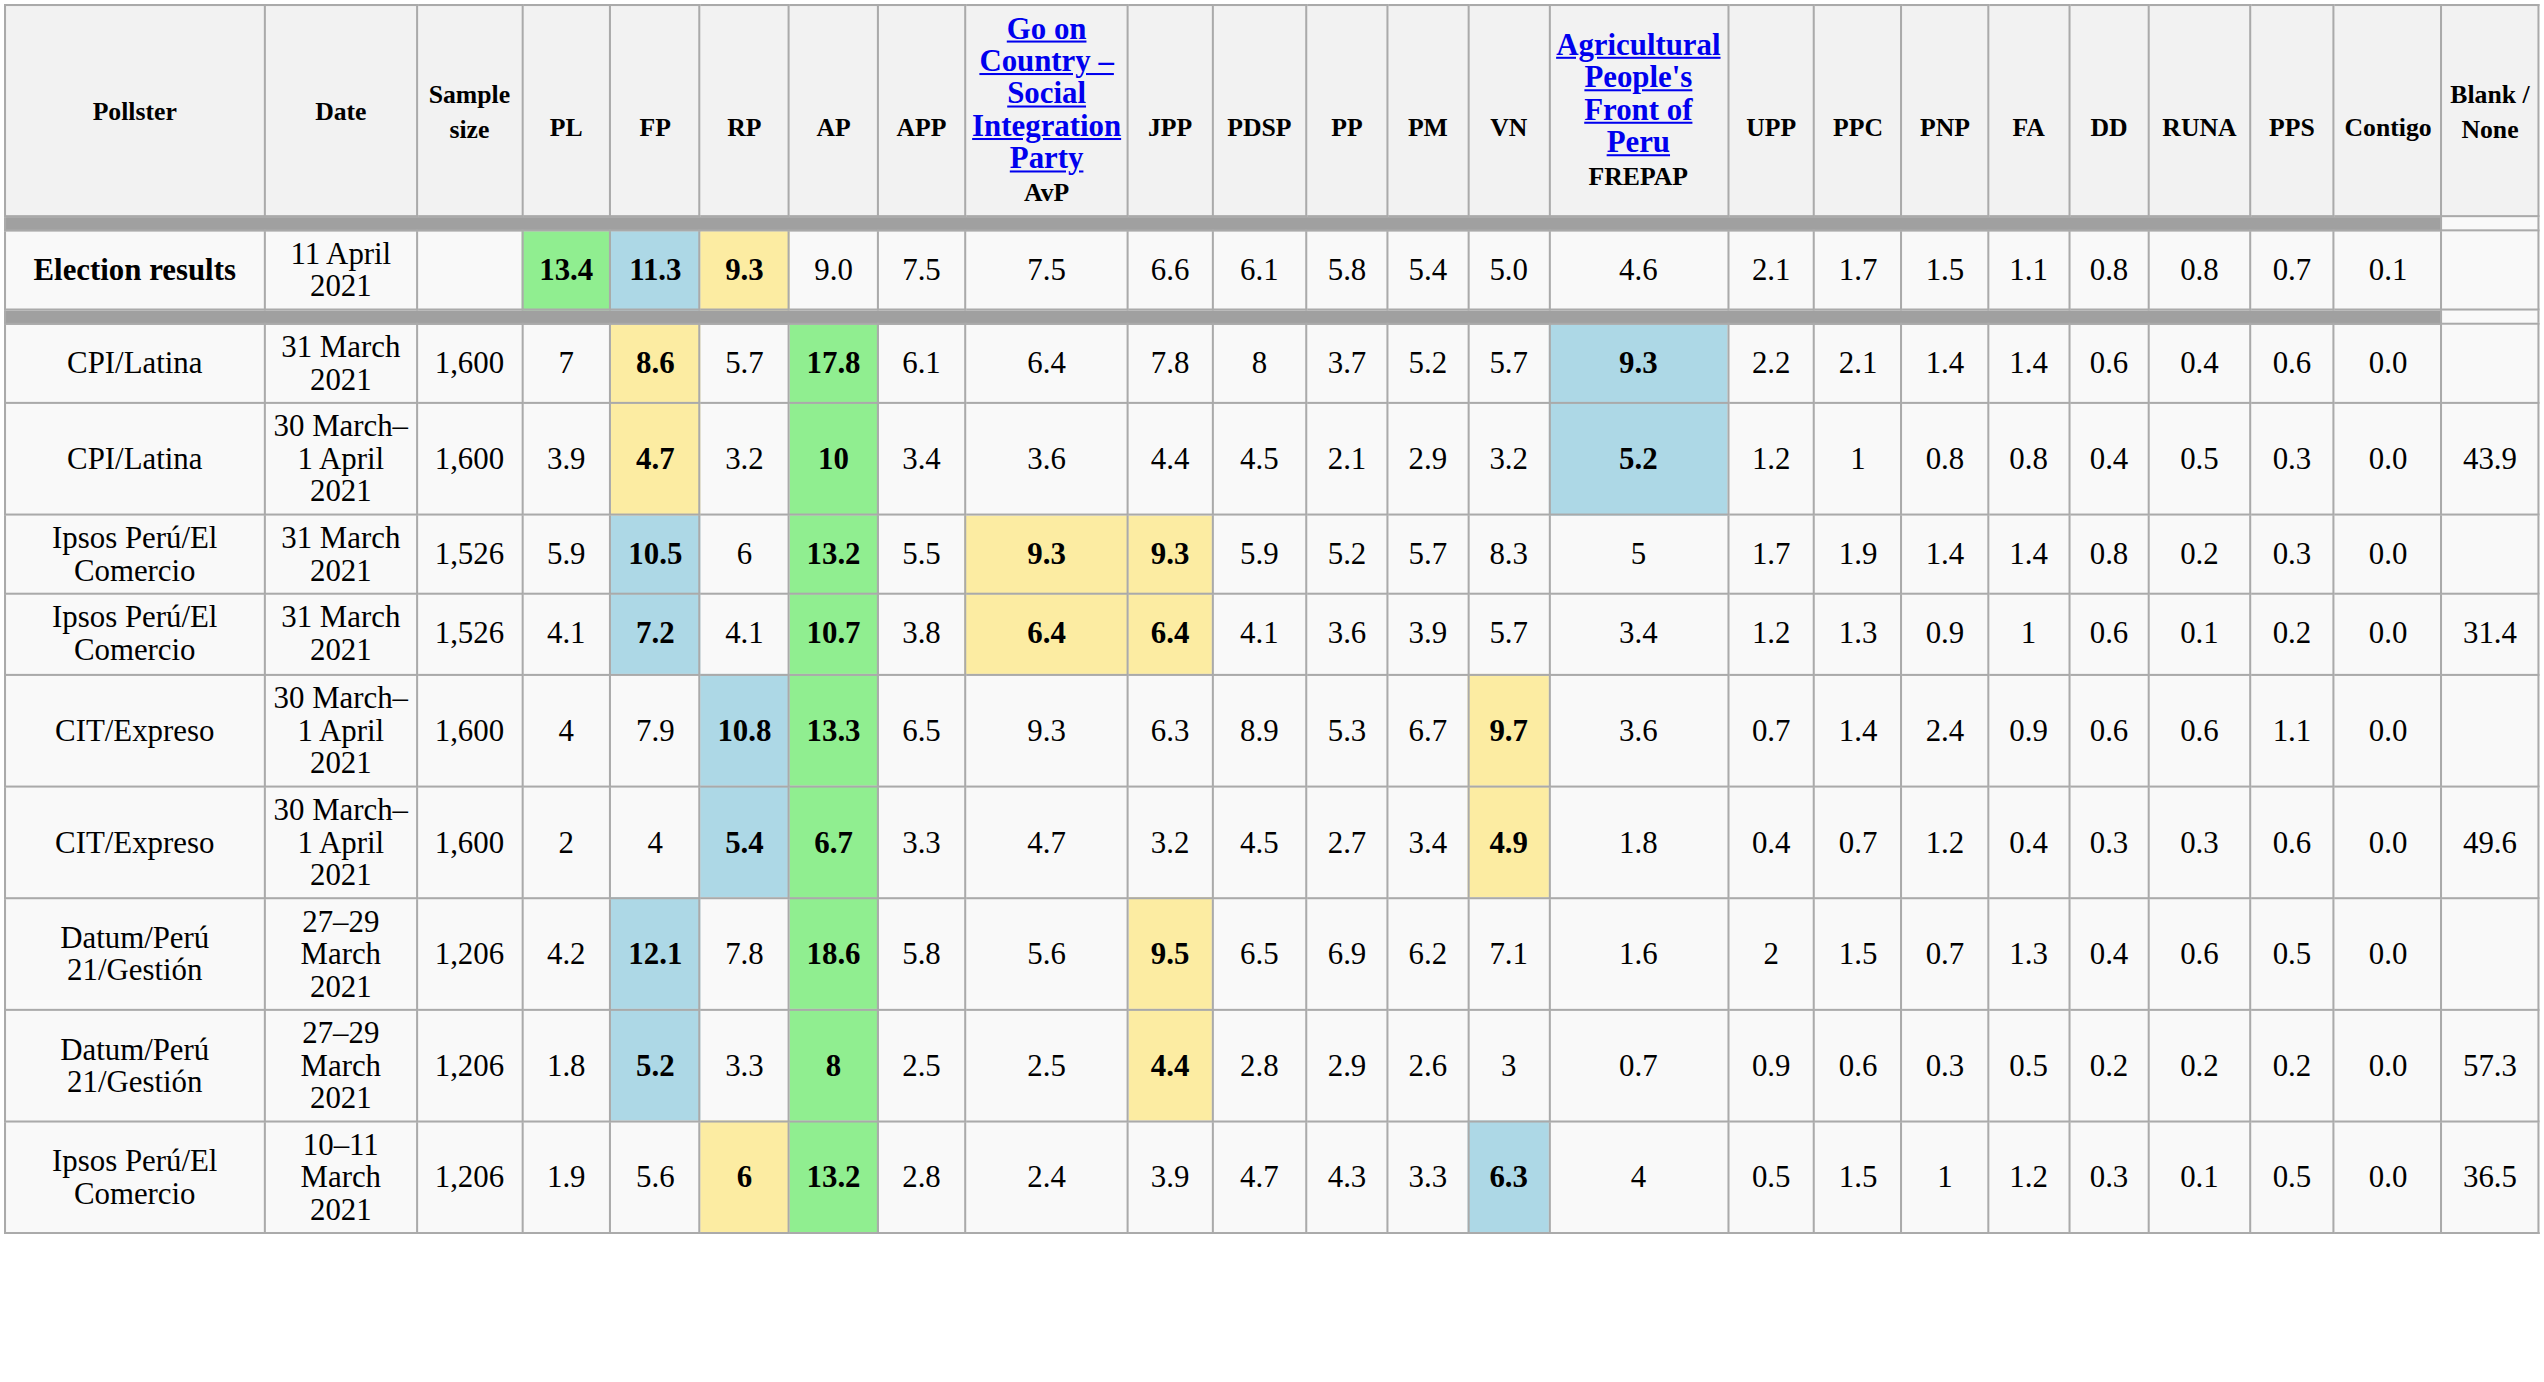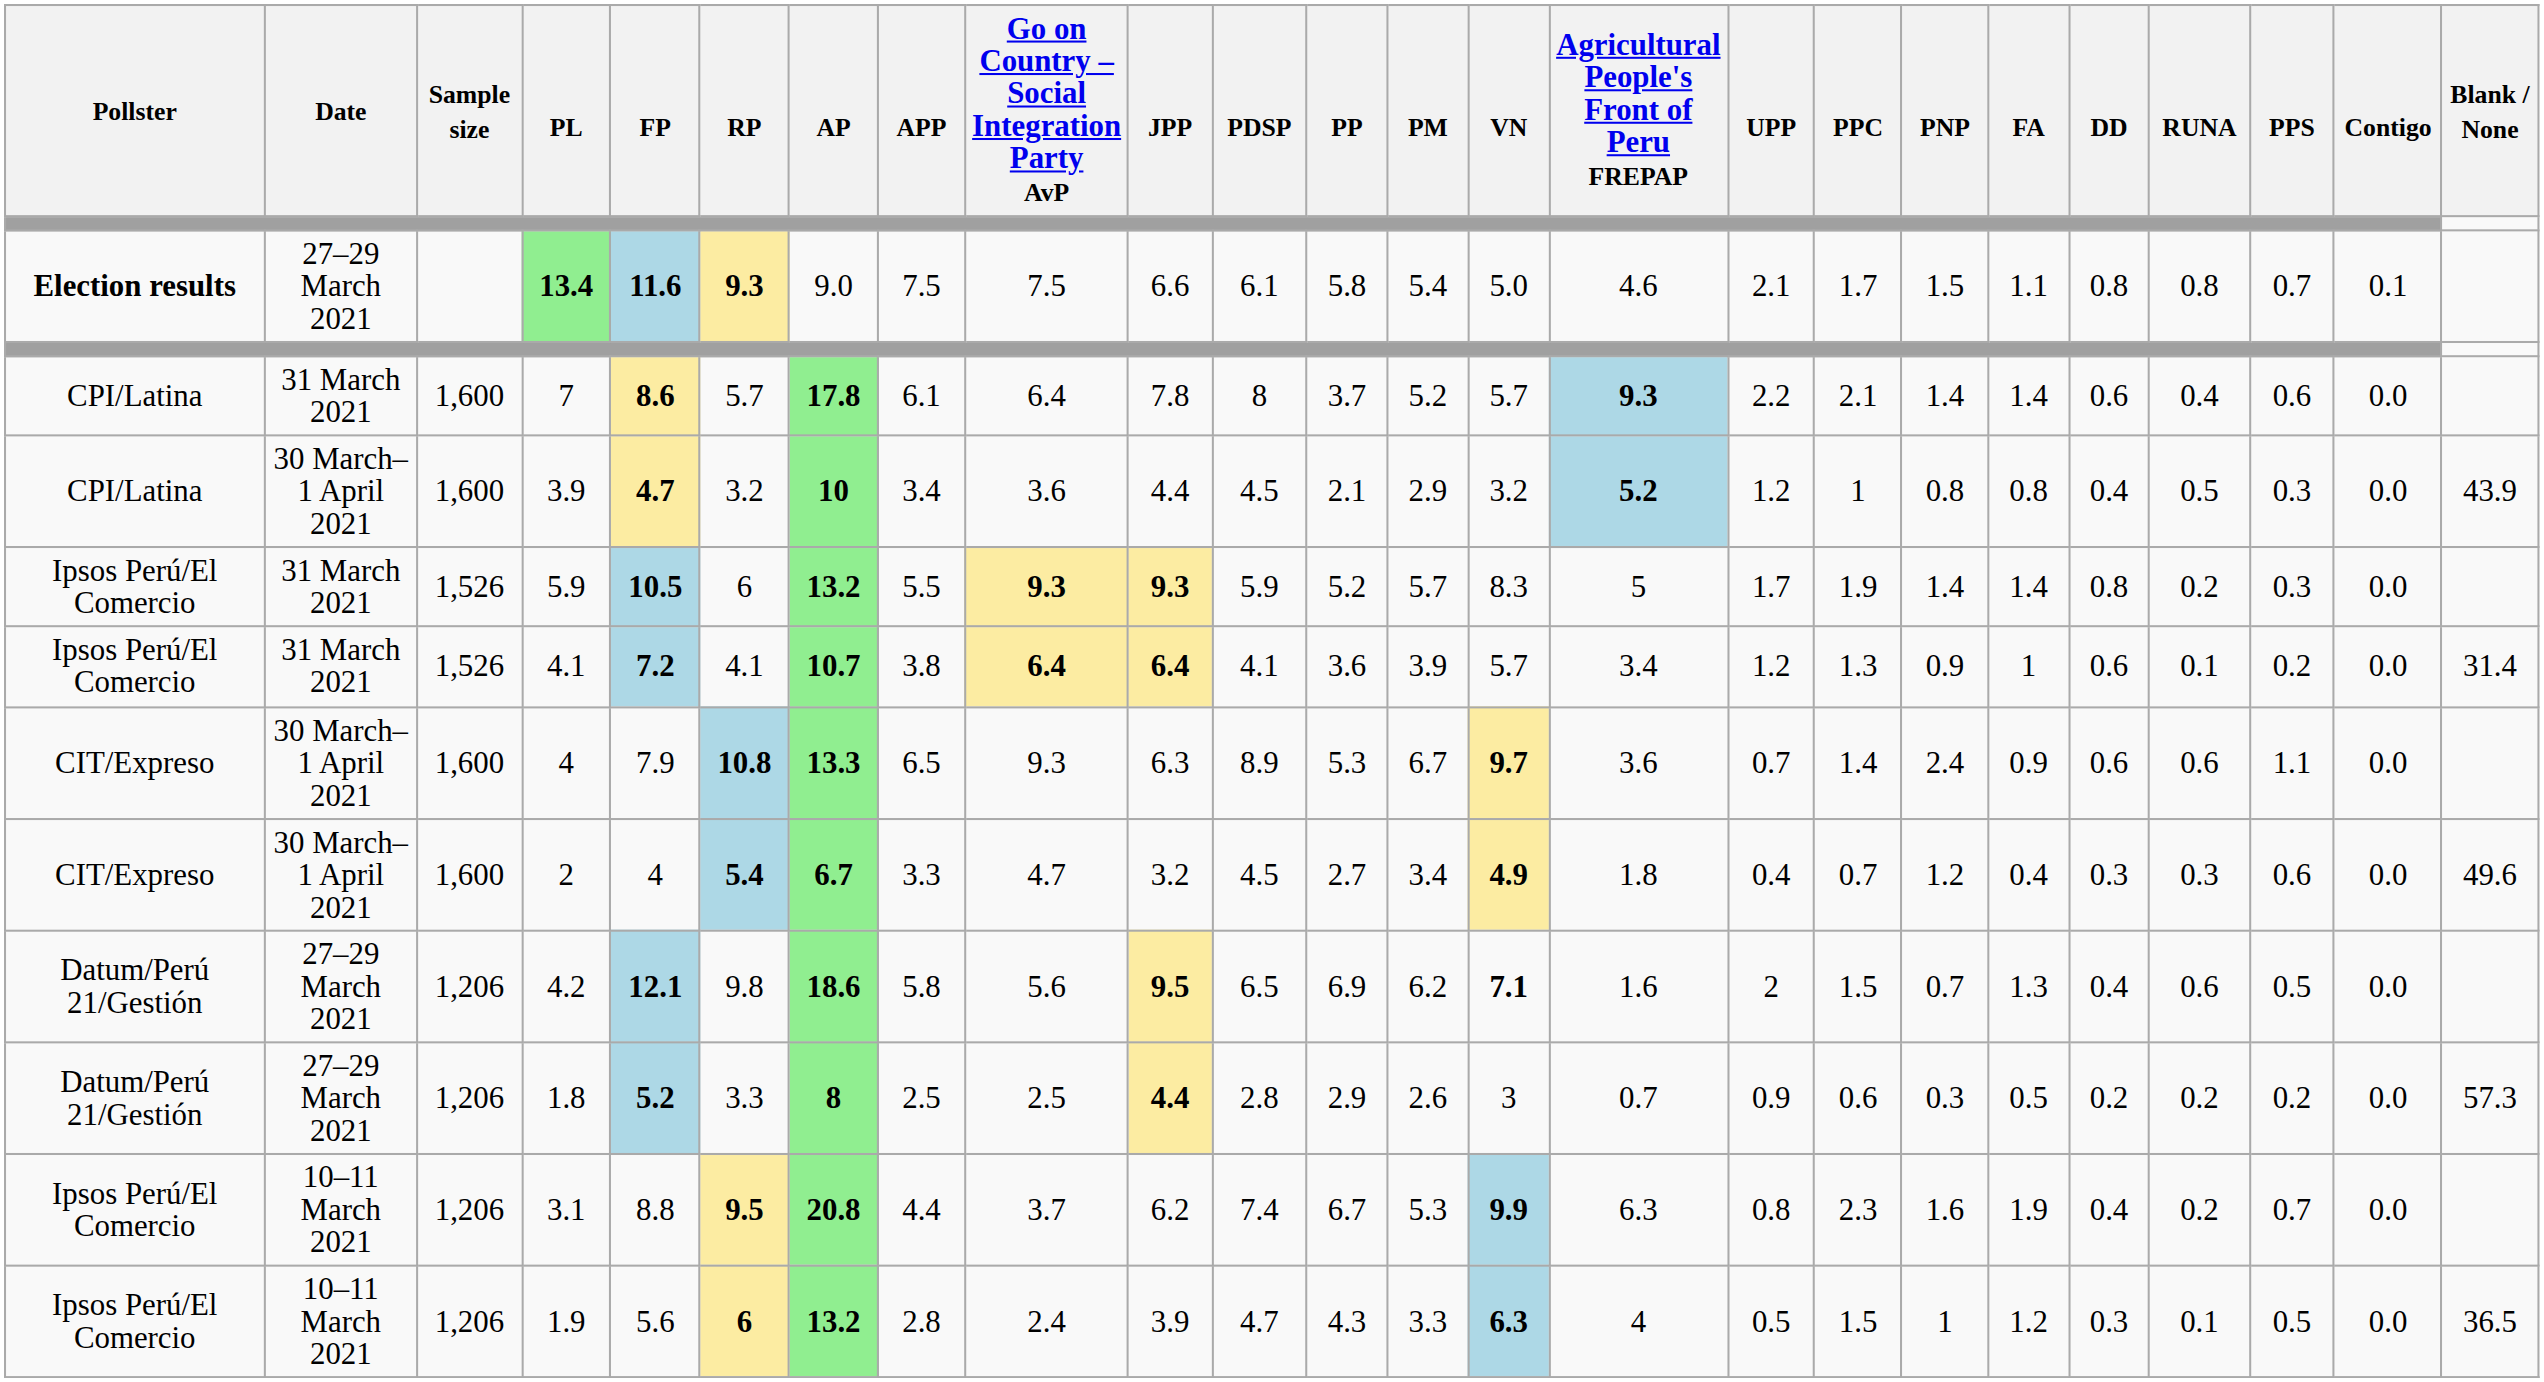(341, 269) 11 April 2021 -> (341, 286) 27–29 March 2021
(655, 269) 11.3 -> (655, 286) 11.6
(744, 953) 7.8 -> (744, 985) 9.8
(1509, 953) normal -> (1509, 985) bold
+ row: (135, 1209)
